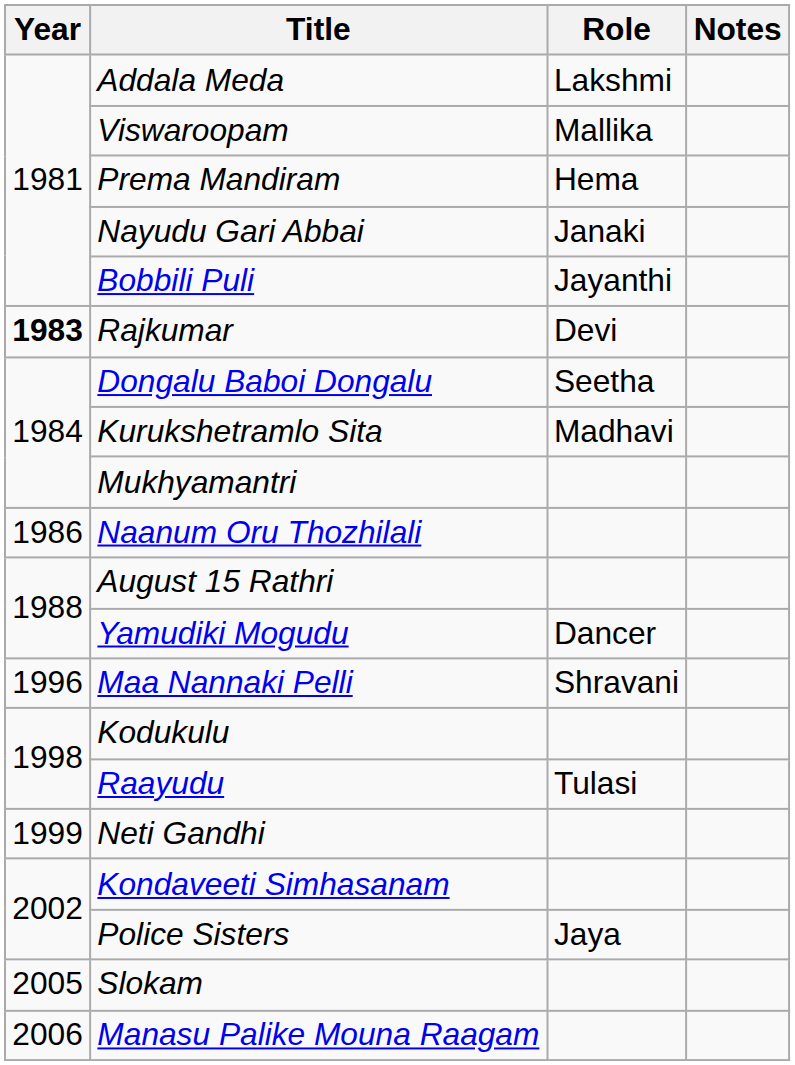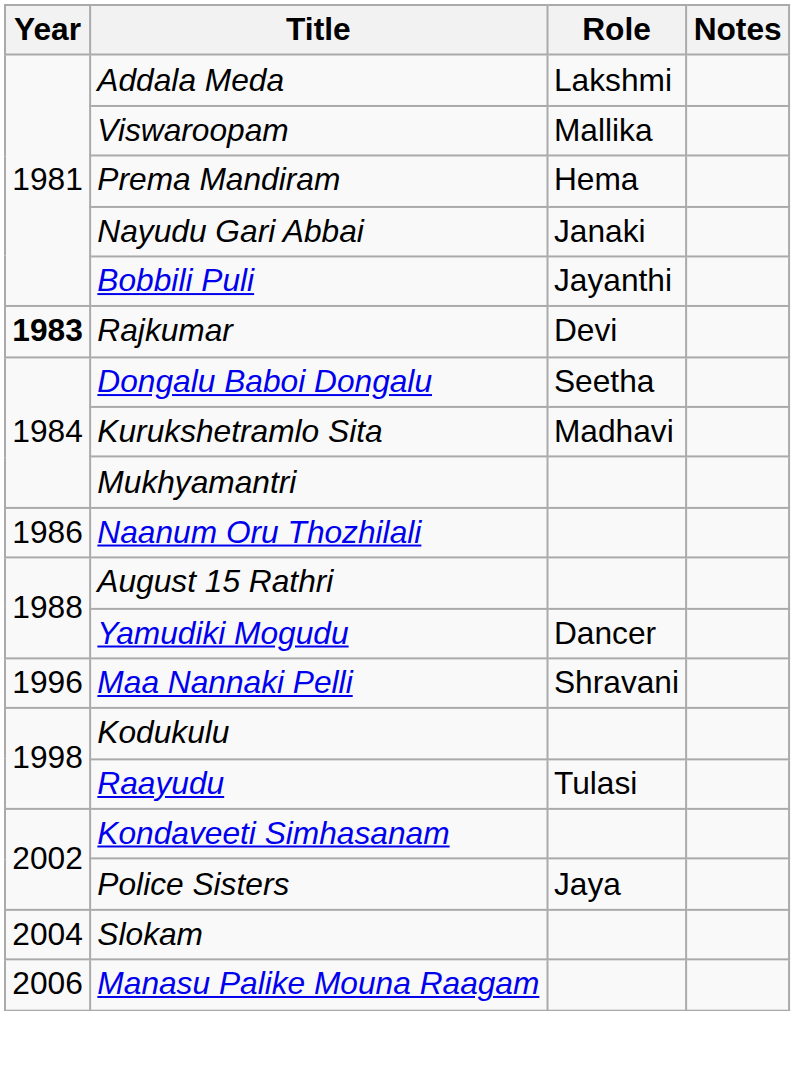- row: (181, 833)
(48, 984) 2005 -> (48, 933) 2004
